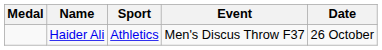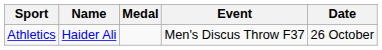columns swapped: (25, 14) <-> (134, 14)
